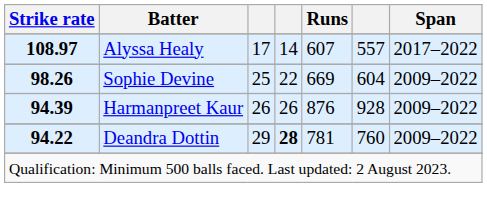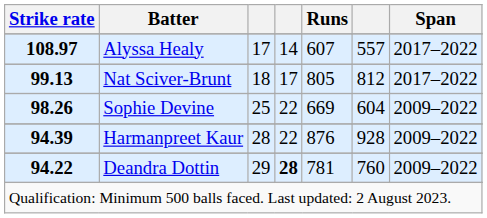+ row: (167, 78)
(261, 108) 26 -> (261, 138) 28
(288, 108) 26 -> (288, 138) 22
